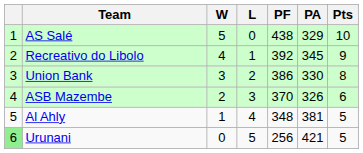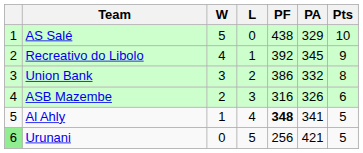(313, 76) 330 -> (313, 76) 332
(282, 96) 370 -> (282, 96) 316
(282, 117) normal -> (282, 117) bold
(313, 117) 381 -> (313, 117) 341
